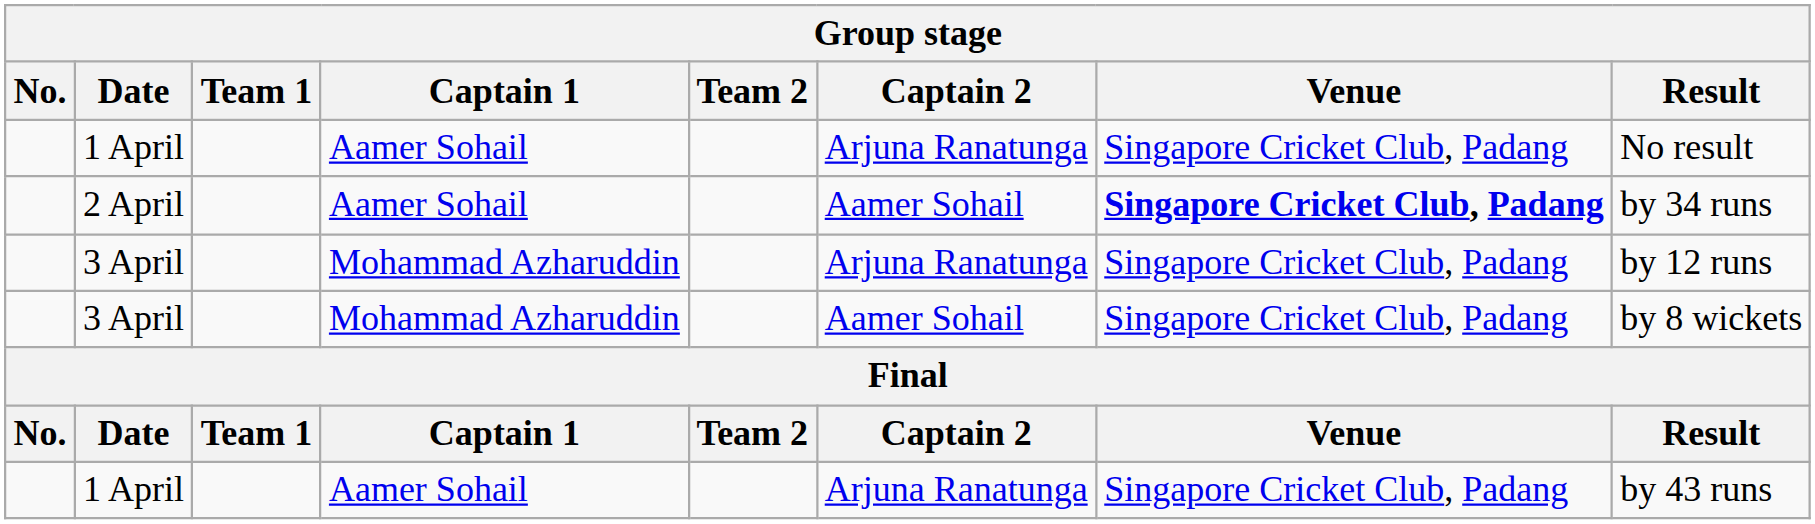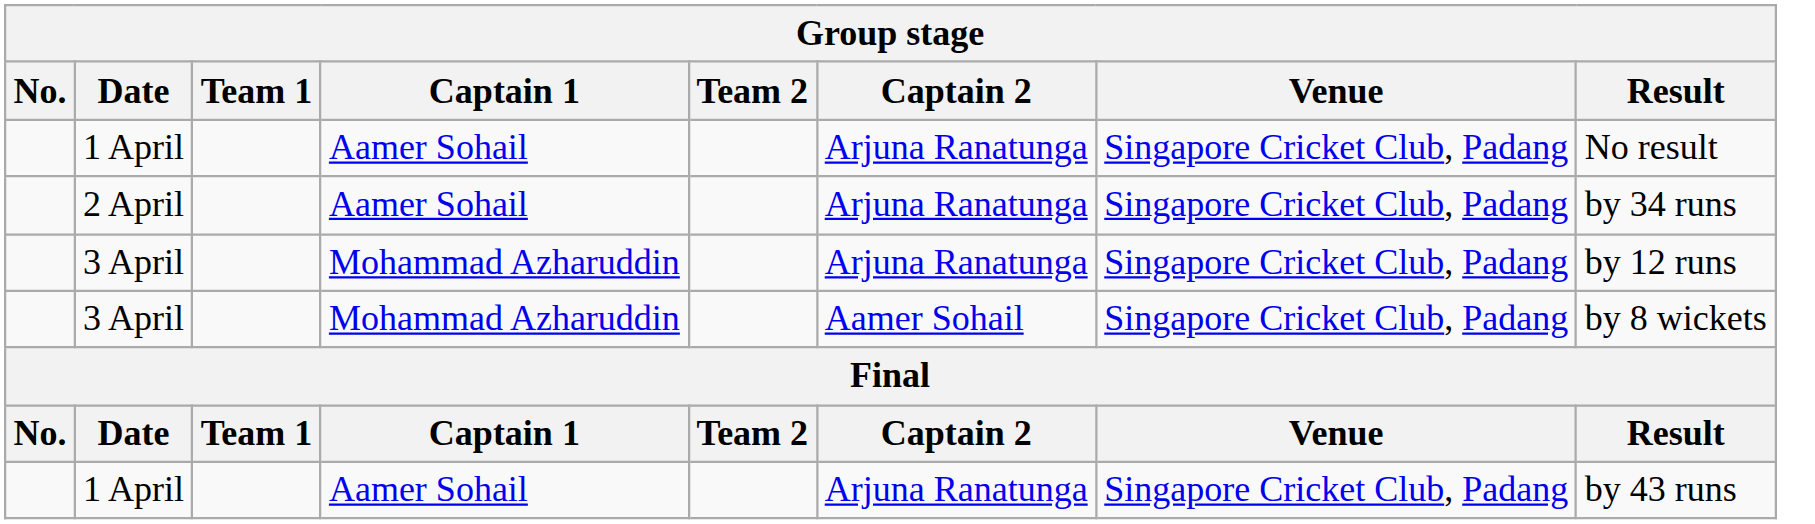(924, 204) Aamer Sohail -> (956, 204) Arjuna Ranatunga
(1354, 204) bold -> (1336, 204) normal
